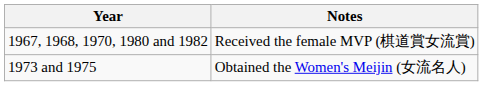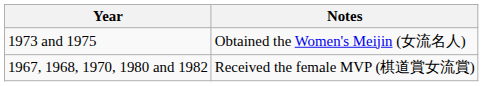rows swapped: (52, 67) <-> (108, 41)
